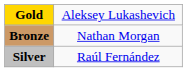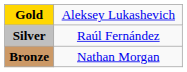rows swapped: (29, 56) <-> (29, 35)
